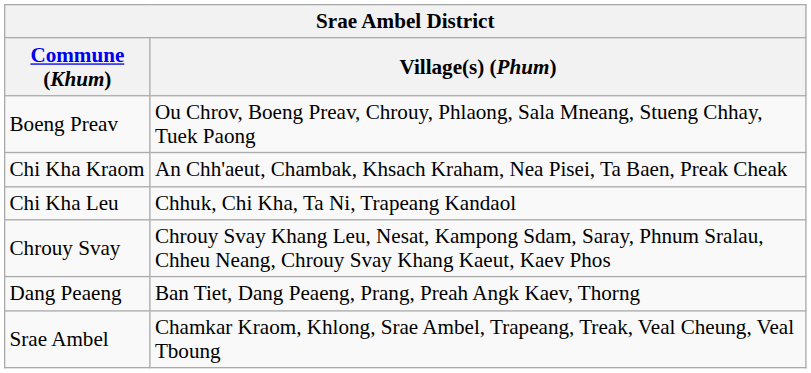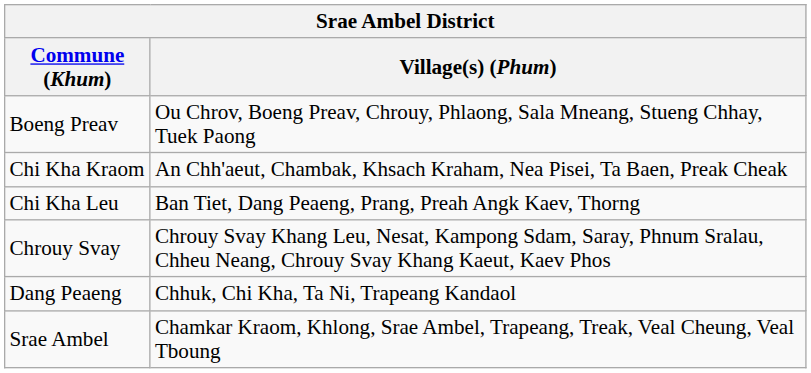(336, 202) Chhuk, Chi Kha, Ta Ni, Trapeang Kandaol -> (397, 202) Ban Tiet, Dang Peaeng, Prang, Preah Angk Kaev, Thorng
(397, 293) Ban Tiet, Dang Peaeng, Prang, Preah Angk Kaev, Thorng -> (336, 293) Chhuk, Chi Kha, Ta Ni, Trapeang Kandaol
